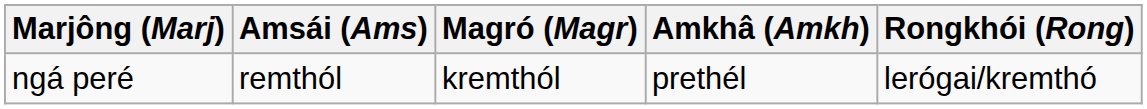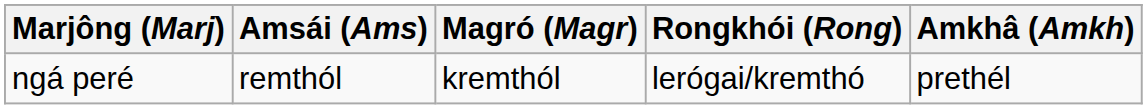columns swapped: (761, 28) <-> (1009, 28)
